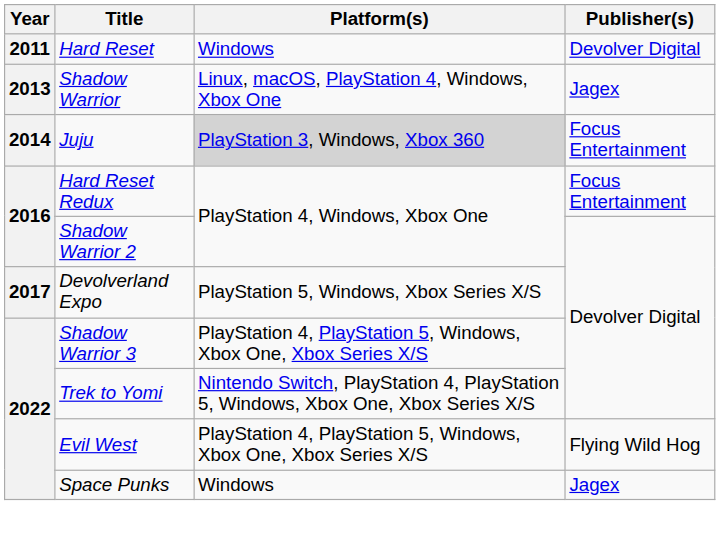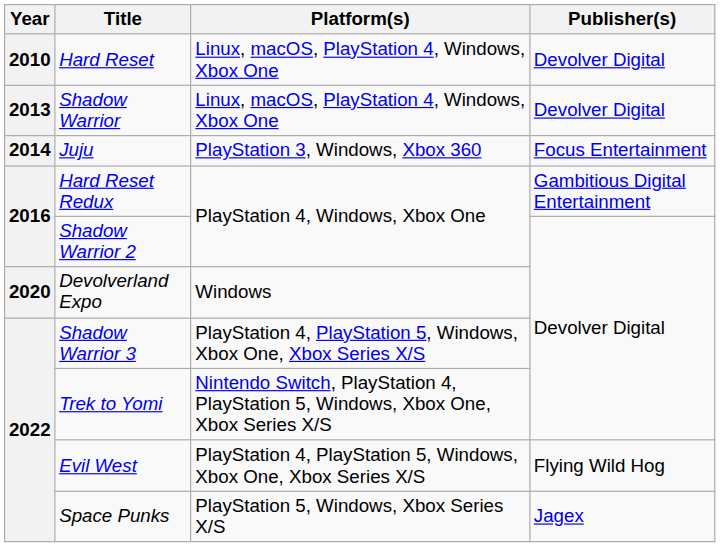(30, 49) 2011 -> (30, 59) 2010
(236, 49) Windows -> (360, 59) Linux, macOS, PlayStation 4, Windows, Xbox One
(594, 89) Jagex -> (599, 110) Devolver Digital
(341, 140) lightgrey background -> (338, 150) no background
(628, 190) Focus Entertainment -> (610, 190) Gambitious Digital Entertainment
(30, 292) 2017 -> (30, 292) 2020
(370, 292) PlayStation 5, Windows, Xbox Series X/S -> (233, 292) Windows
(236, 484) Windows -> (349, 516) PlayStation 5, Windows, Xbox Series X/S
